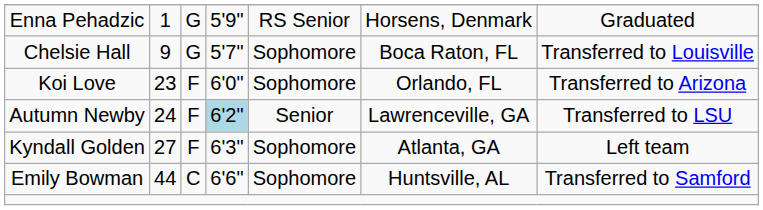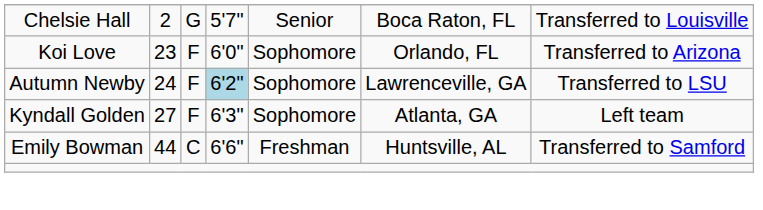- row: (77, 20)
(165, 52) 9 -> (165, 20) 2
(304, 52) Sophomore -> (304, 20) Senior
(304, 115) Senior -> (304, 83) Sophomore
(304, 178) Sophomore -> (304, 147) Freshman
